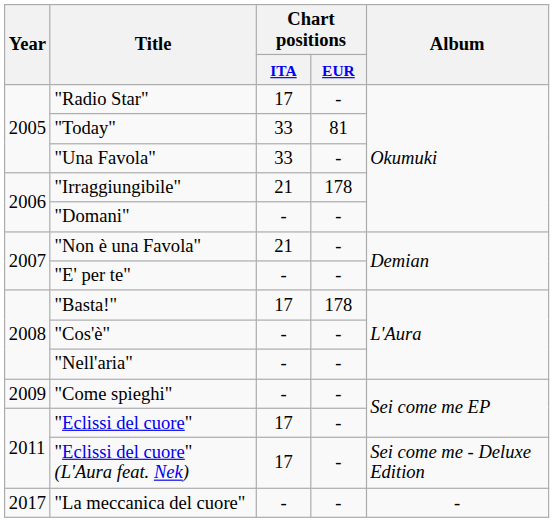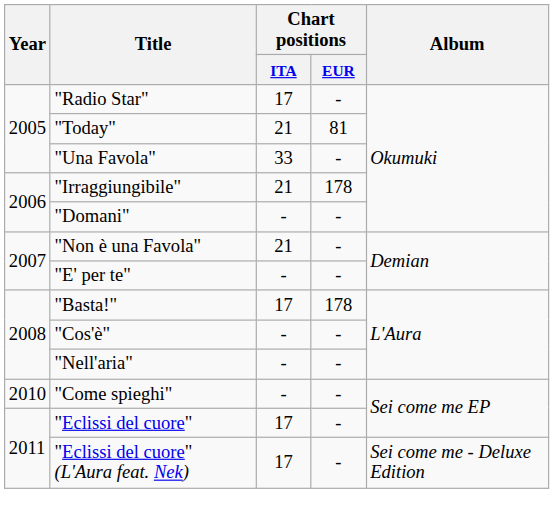(283, 128) 33 -> (283, 128) 21
(27, 393) 2009 -> (27, 393) 2010
- row: (150, 502)
